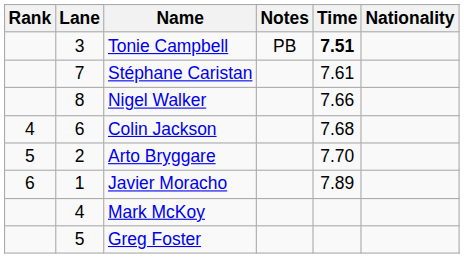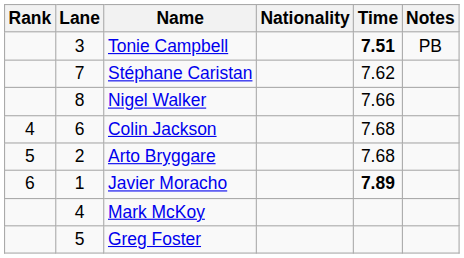columns swapped: (410, 18) <-> (285, 18)
(337, 73) 7.61 -> (378, 73) 7.62
(337, 156) 7.70 -> (378, 156) 7.68
(337, 184) normal -> (378, 184) bold
